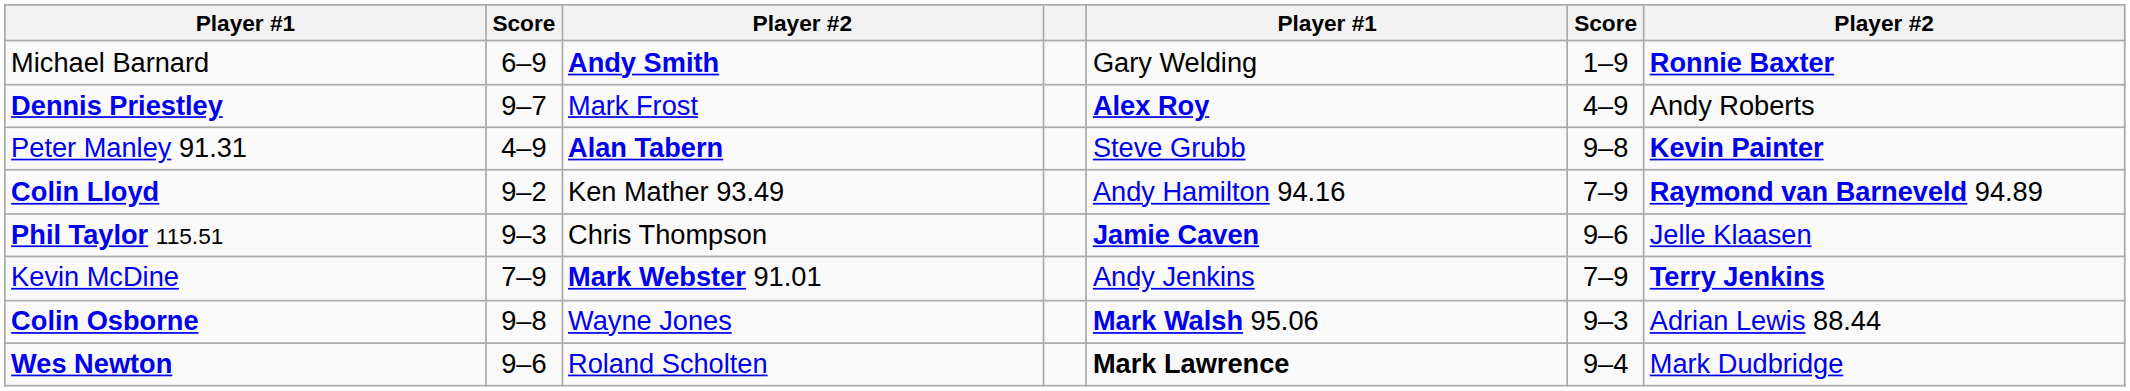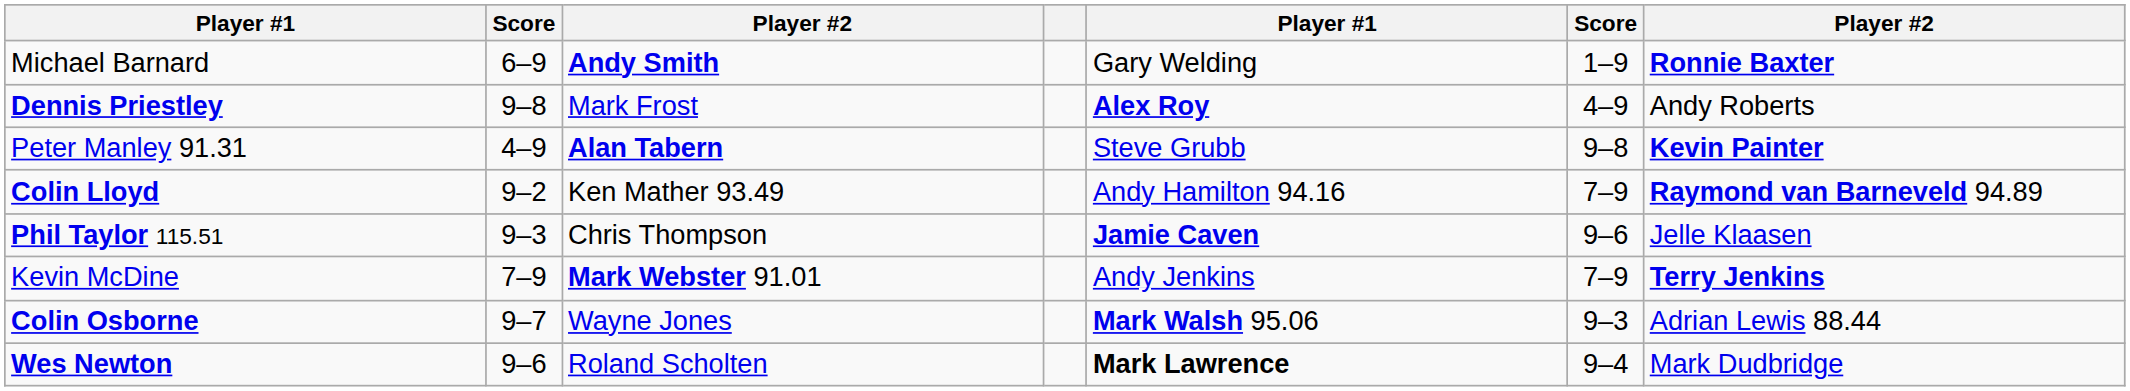(524, 105) 9–7 -> (524, 105) 9–8
(524, 321) 9–8 -> (524, 321) 9–7
